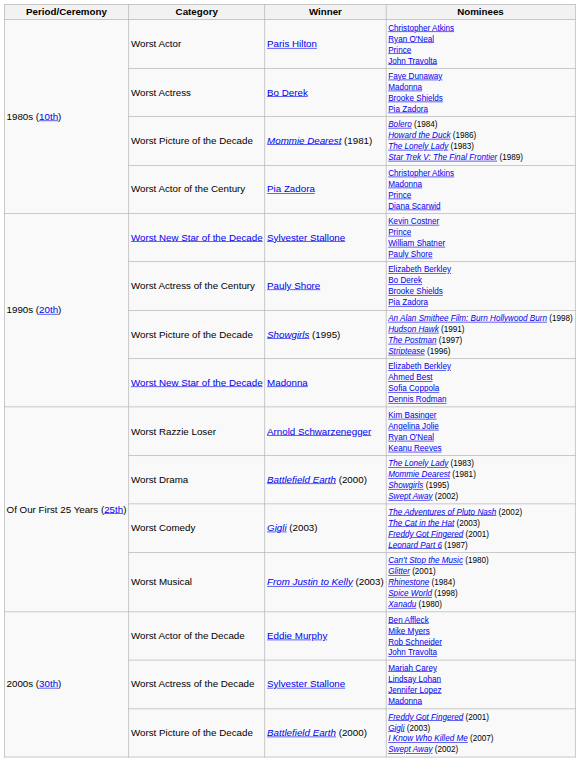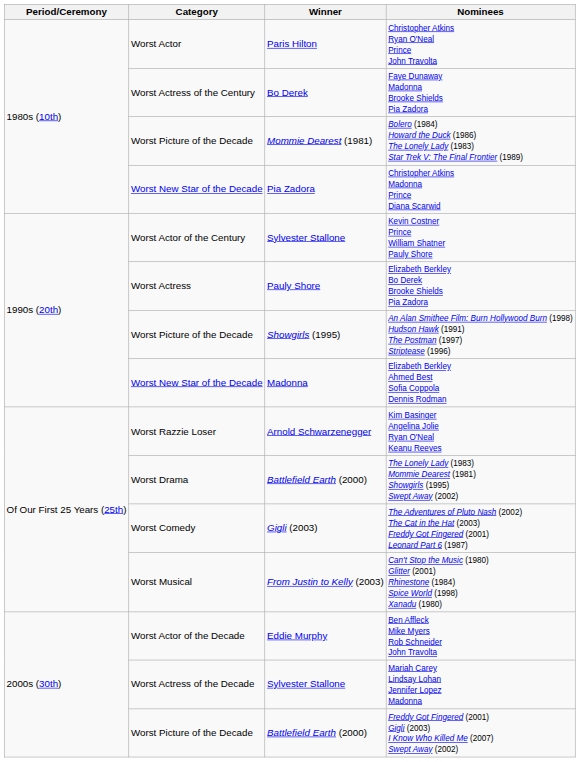(161, 92) Worst Actress -> (193, 92) Worst Actress of the Century
(188, 189) Worst Actor of the Century -> (197, 189) Worst New Star of the Decade
(197, 237) Worst New Star of the Decade -> (188, 237) Worst Actor of the Century
(193, 286) Worst Actress of the Century -> (161, 286) Worst Actress
